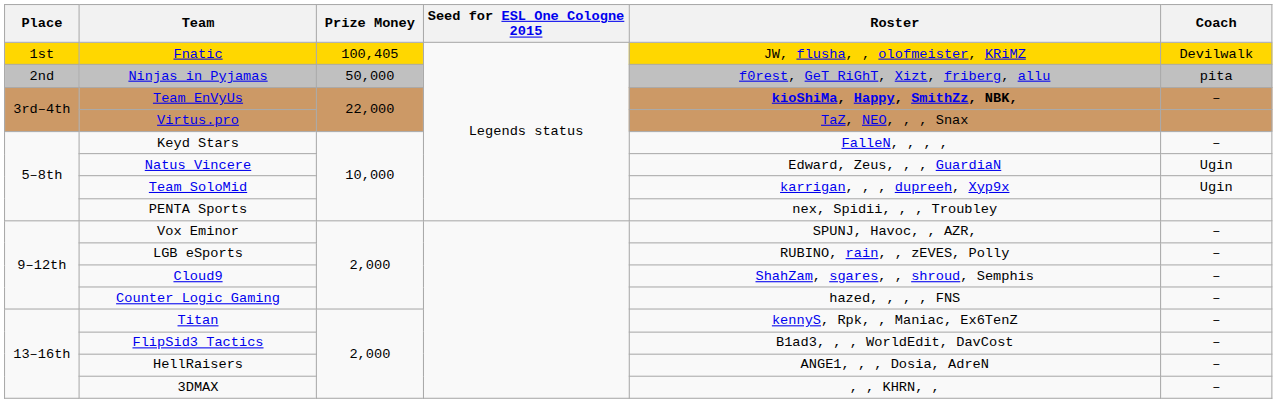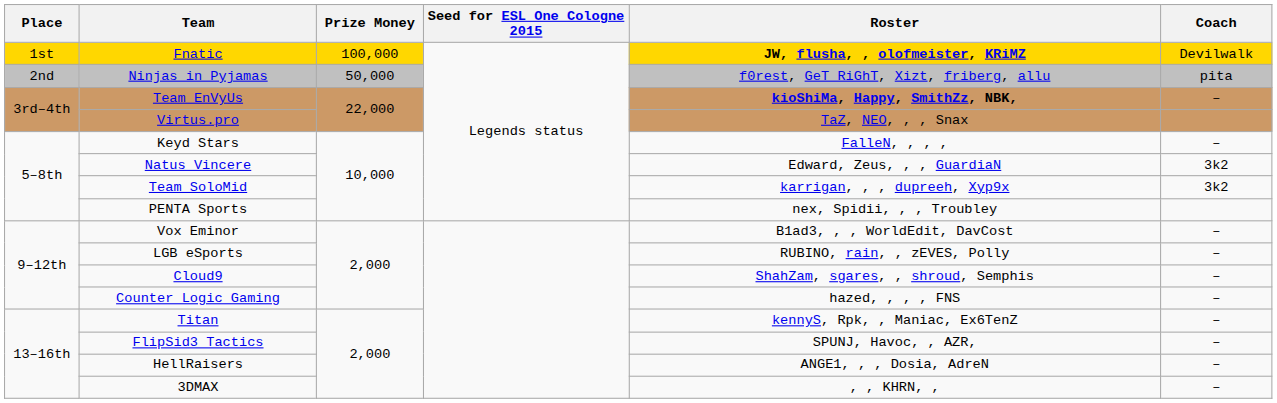(370, 54) 100,405 -> (370, 54) 100,000
(895, 54) normal -> (895, 54) bold
(1216, 165) Ugin -> (1216, 165) 3k2
(1216, 187) Ugin -> (1216, 187) 3k2
(895, 232) SPUNJ, Havoc, , AZR, -> (895, 232) B1ad3, , , WorldEdit, DavCost
(895, 343) B1ad3, , , WorldEdit, DavCost -> (895, 343) SPUNJ, Havoc, , AZR,
